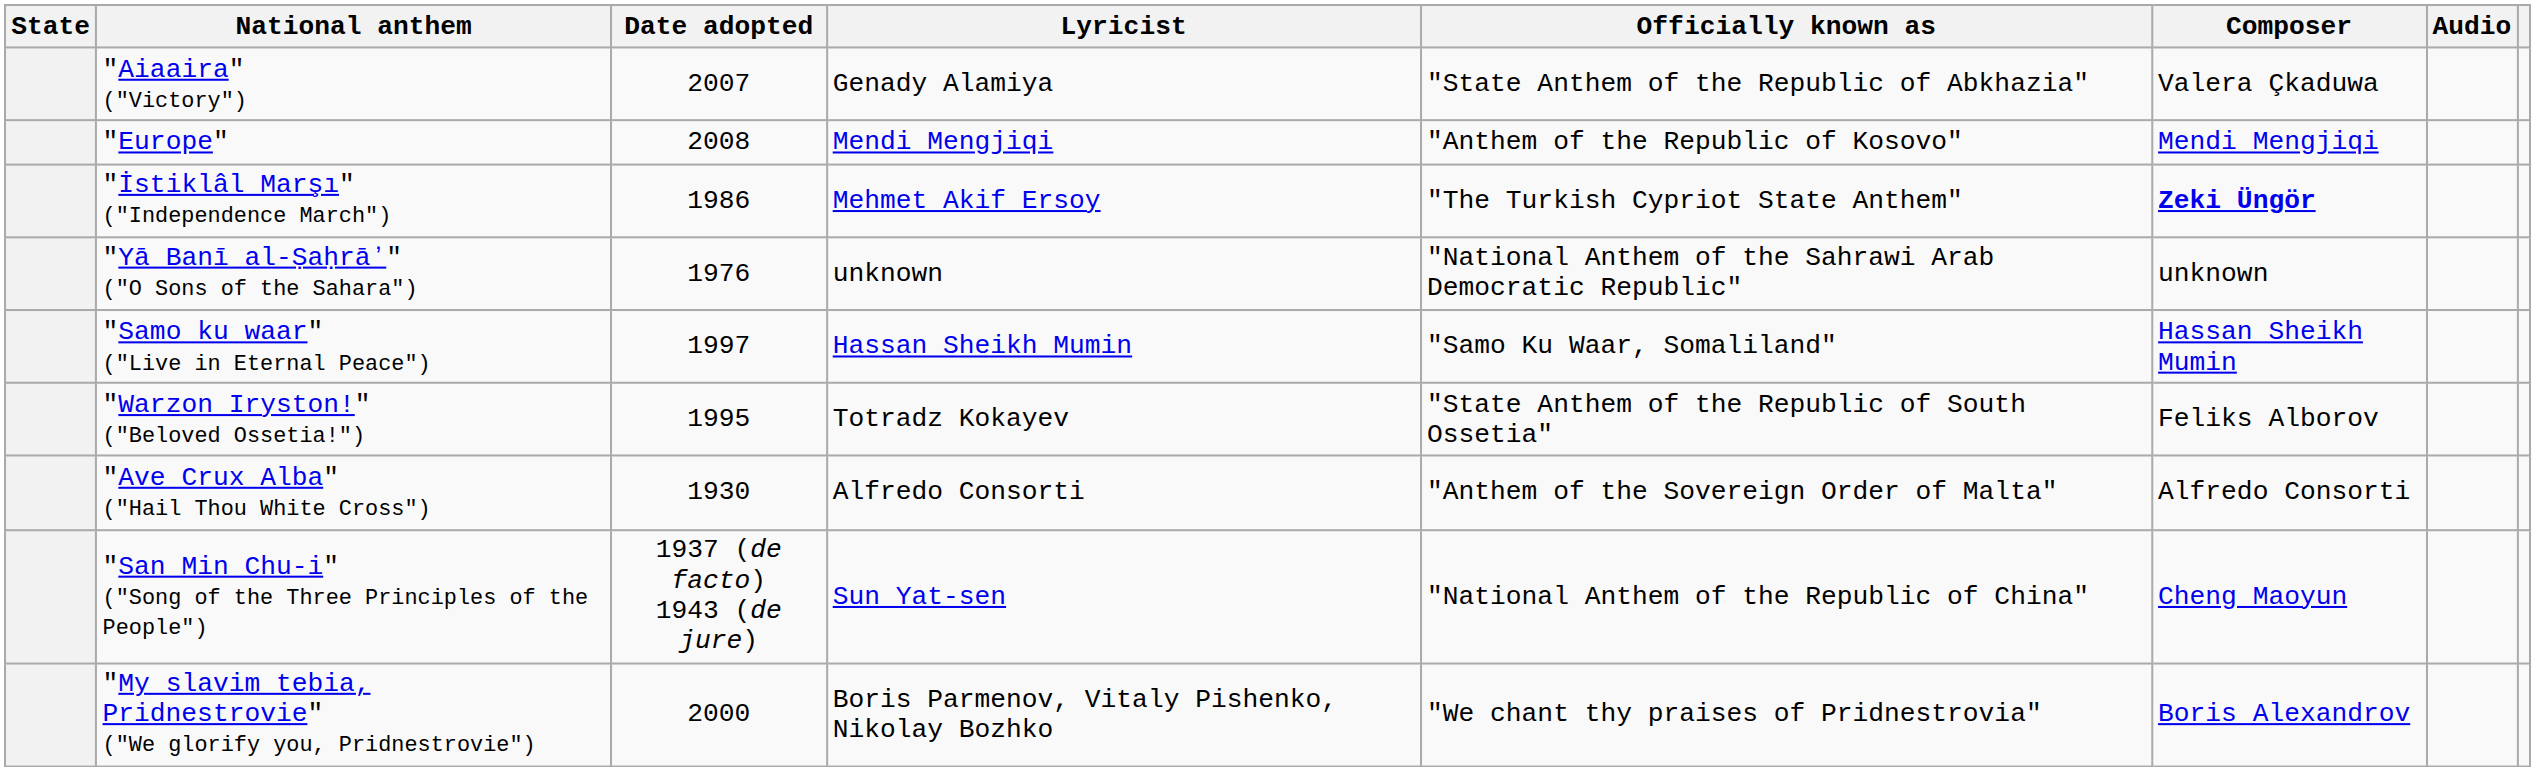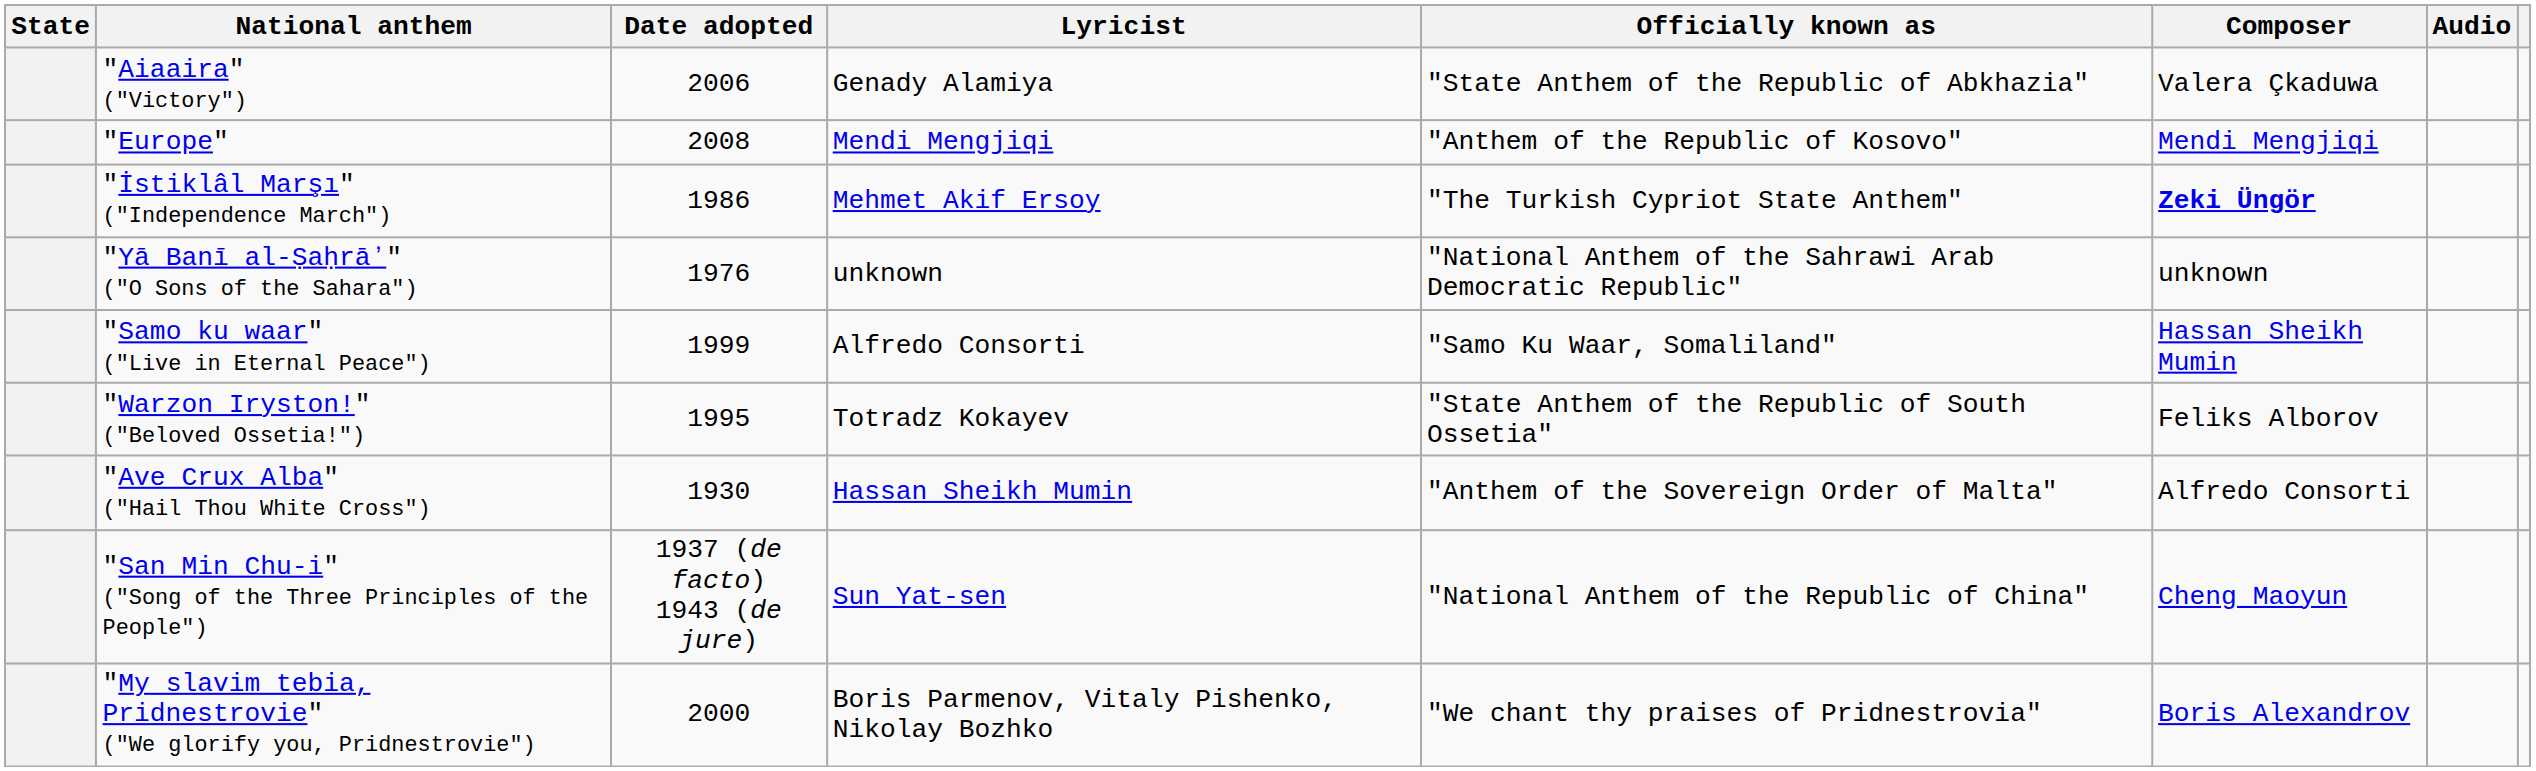(719, 84) 2007 -> (719, 84) 2006
(719, 346) 1997 -> (719, 346) 1999
(982, 346) Hassan Sheikh Mumin -> (959, 346) Alfredo Consorti
(959, 493) Alfredo Consorti -> (982, 493) Hassan Sheikh Mumin
